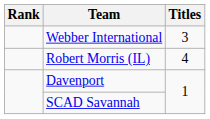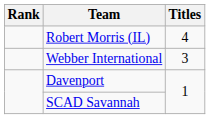rows swapped: (98, 59) <-> (104, 37)
